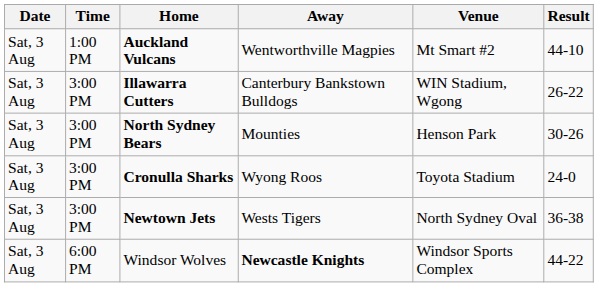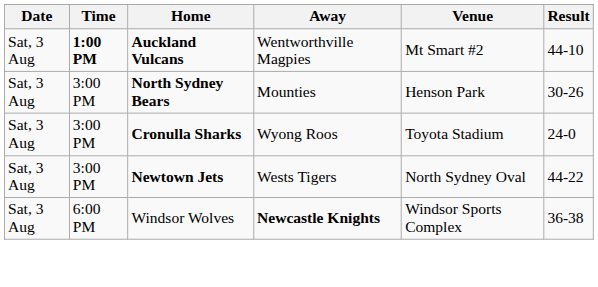(83, 50) normal -> (87, 50) bold
- row: (155, 92)
(566, 218) 36-38 -> (565, 176) 44-22
(566, 260) 44-22 -> (565, 218) 36-38
